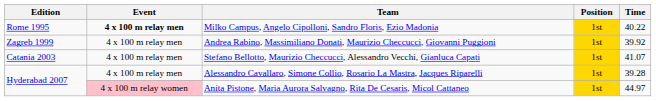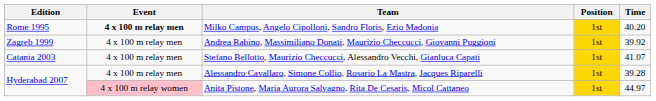(635, 27) 40.22 -> (635, 27) 40.20
